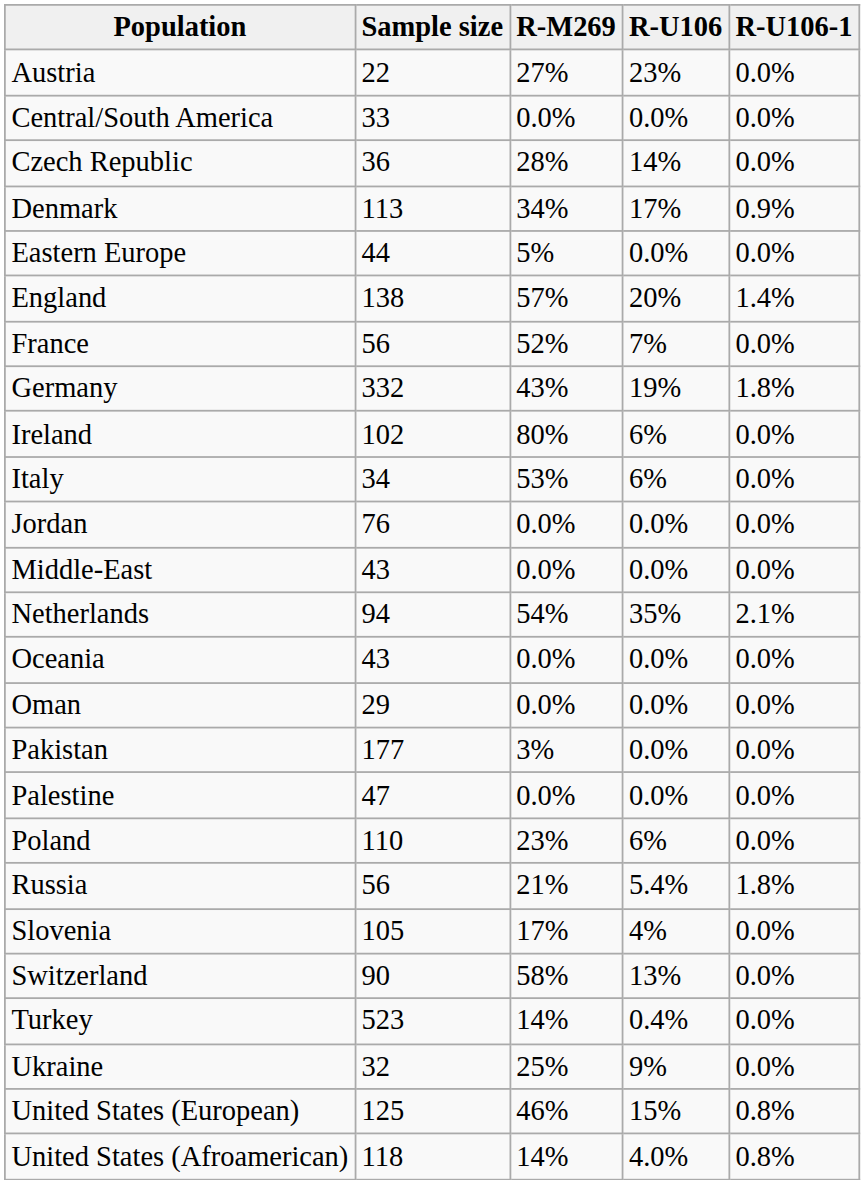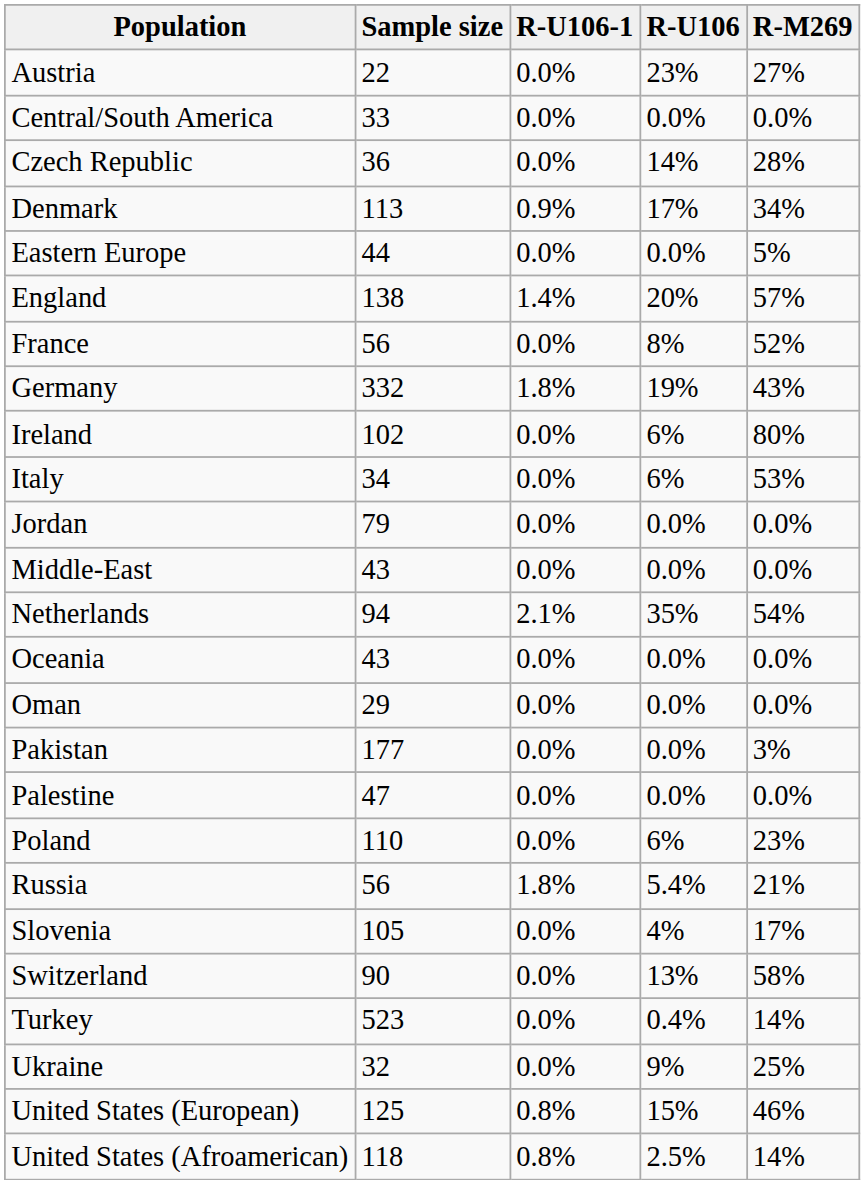columns swapped: (566, 27) <-> (794, 27)
(648, 343) 7% -> (665, 343) 8%
(376, 523) 76 -> (376, 523) 79
(659, 1156) 4.0% -> (676, 1156) 2.5%
